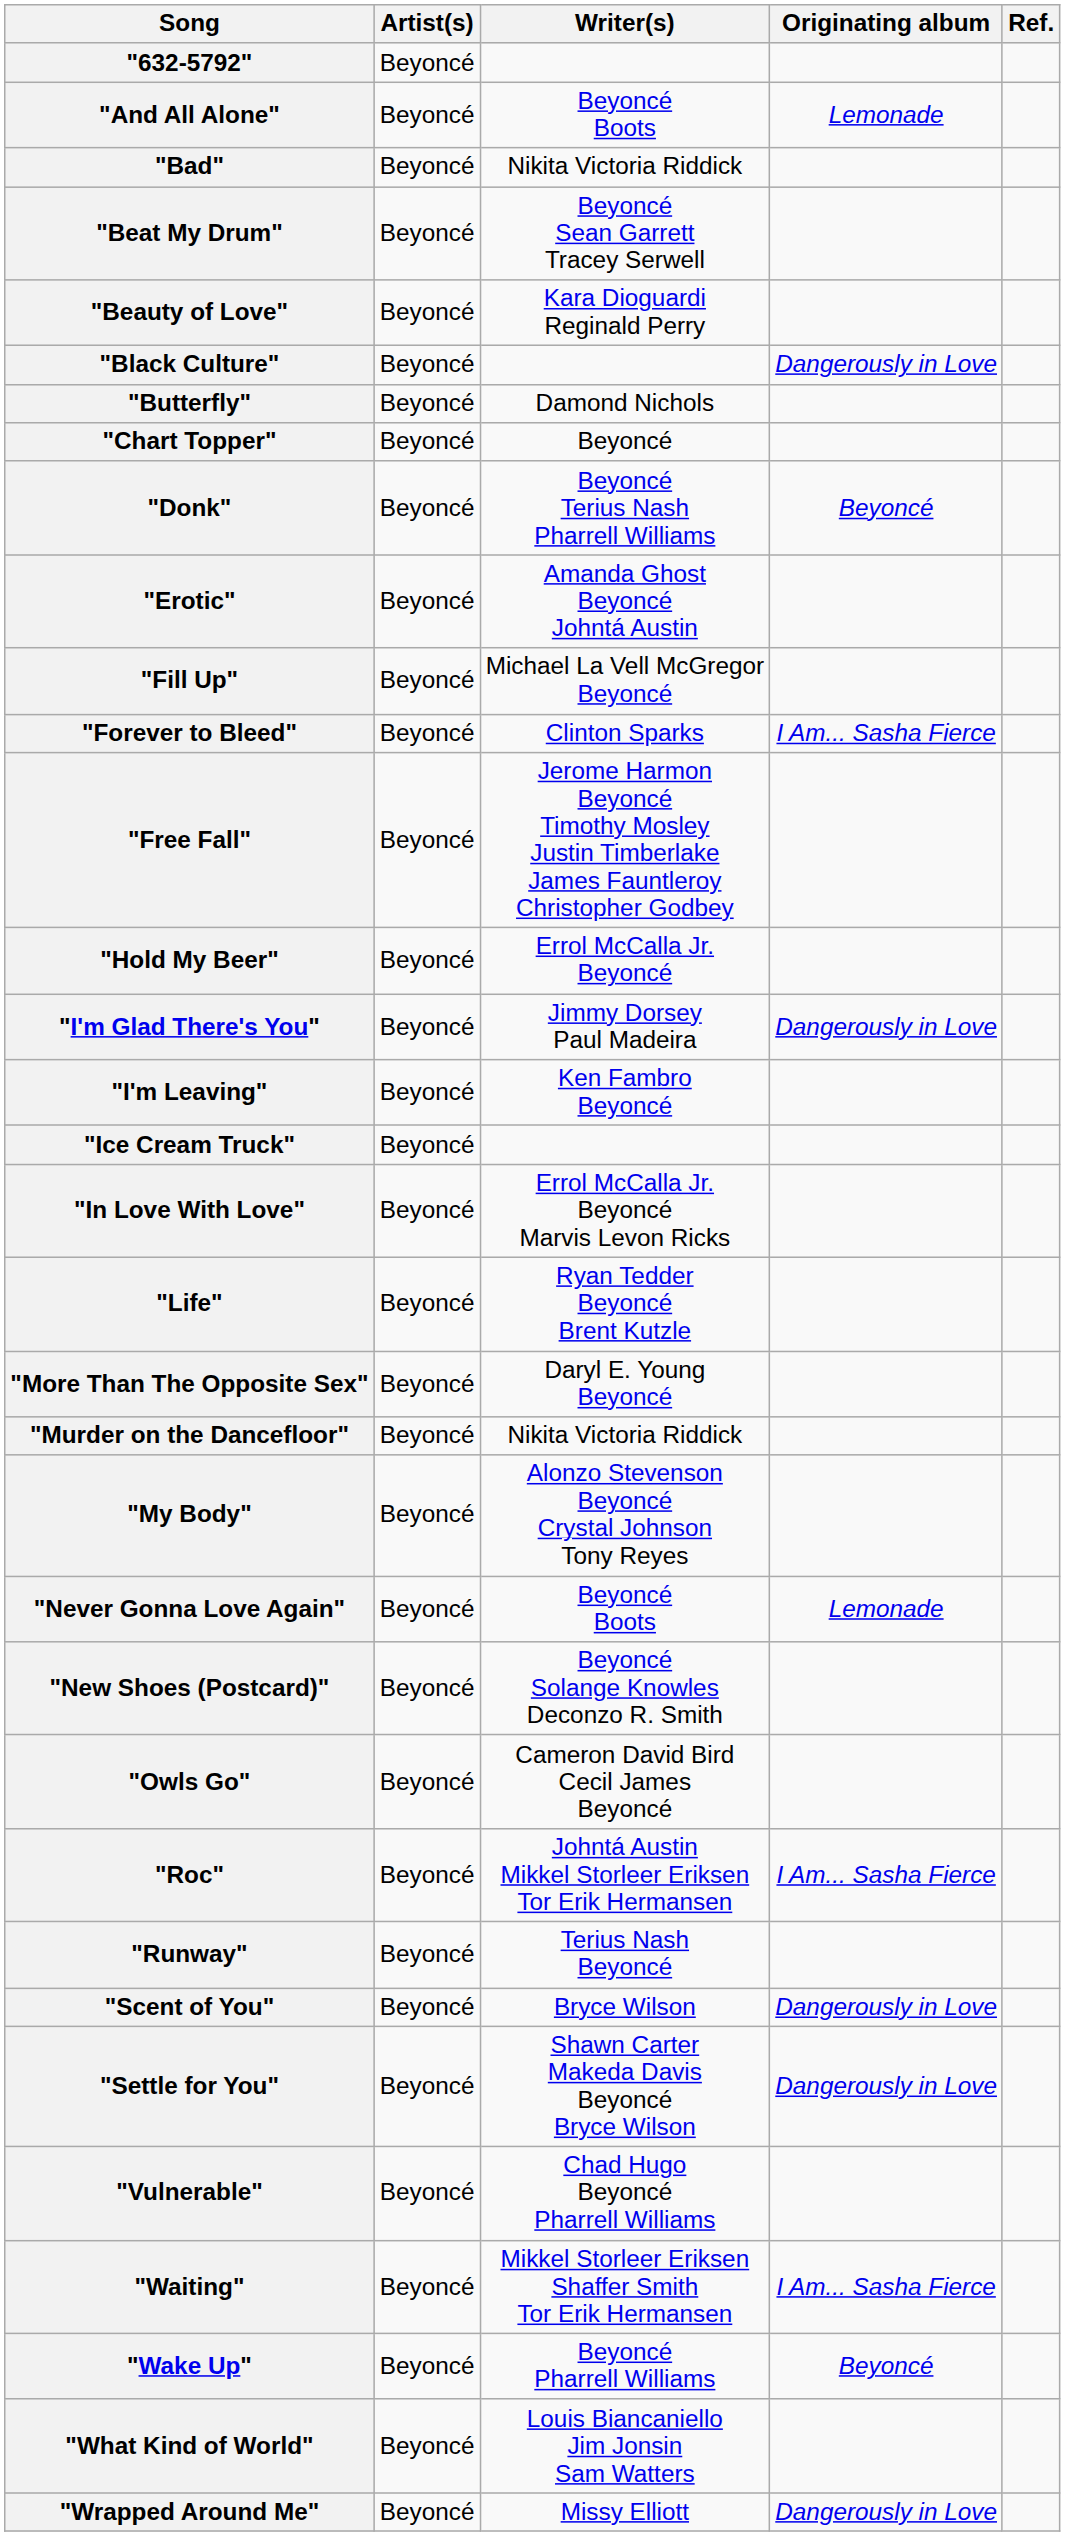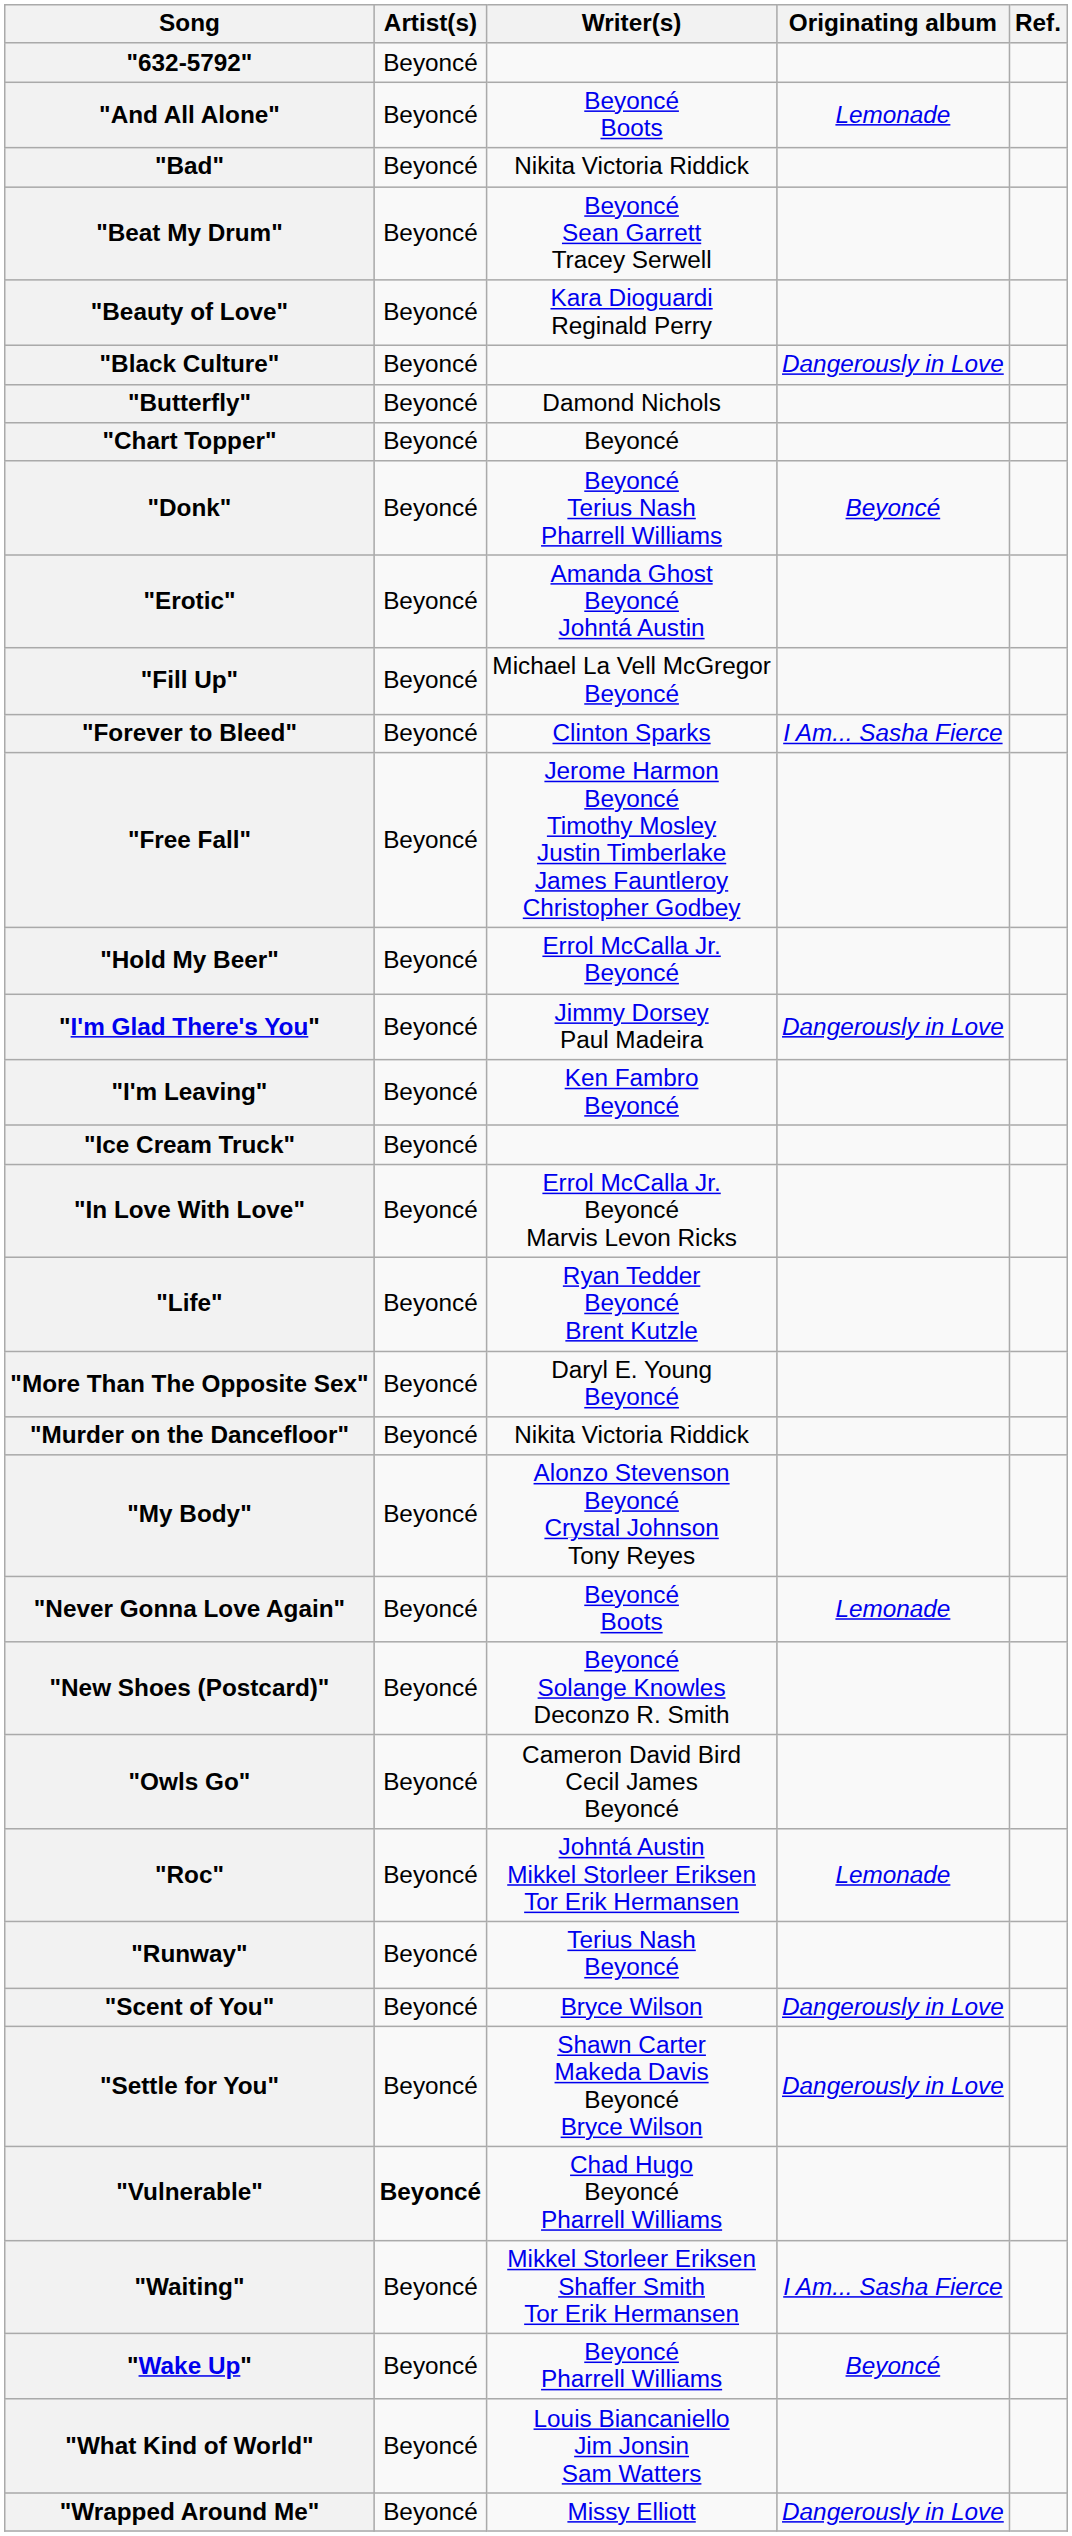(886, 1874) I Am... Sasha Fierce -> (893, 1874) Lemonade
(427, 2193) normal -> (430, 2193) bold
